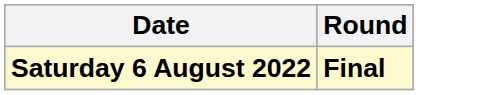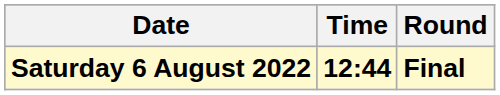+ column: (357, 25)
